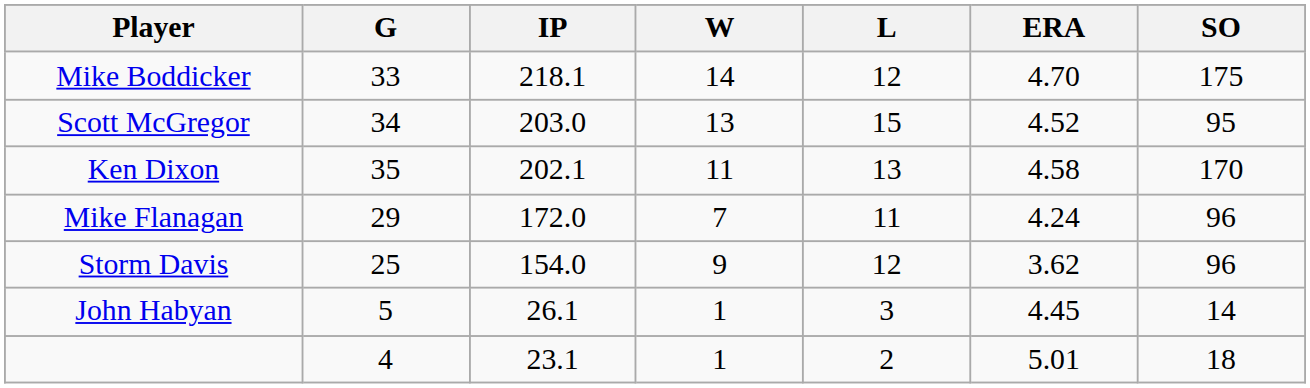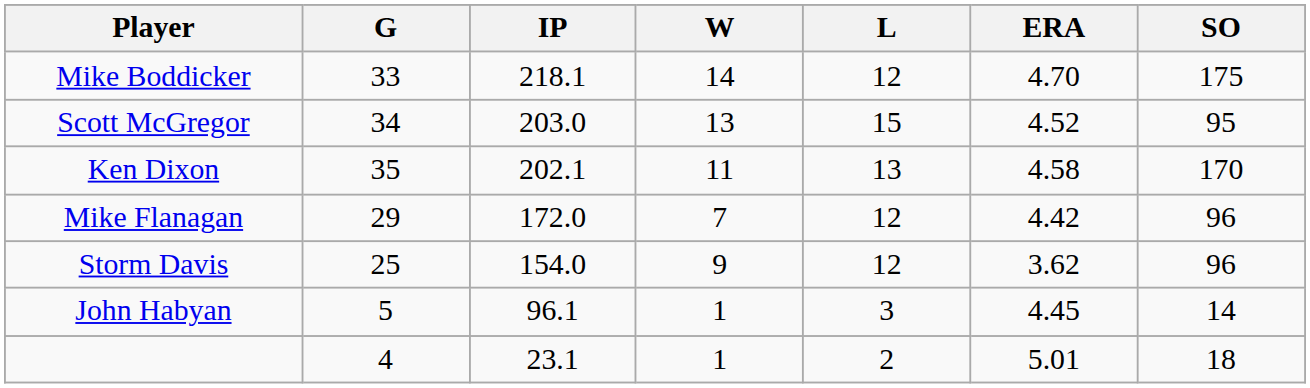(887, 216) 11 -> (887, 216) 12
(1054, 216) 4.24 -> (1054, 216) 4.42
(553, 311) 26.1 -> (553, 311) 96.1
